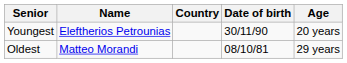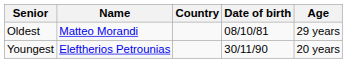rows swapped: (30, 31) <-> (23, 49)
